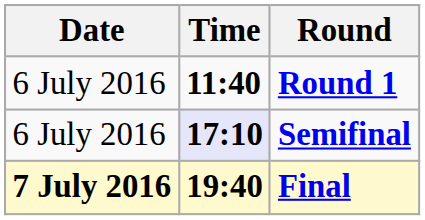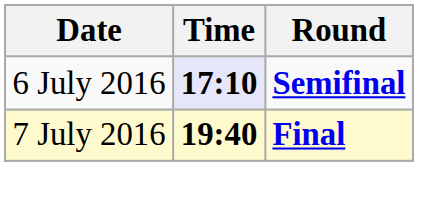- row: (338, 82)
(92, 186) bold -> (89, 134) normal
